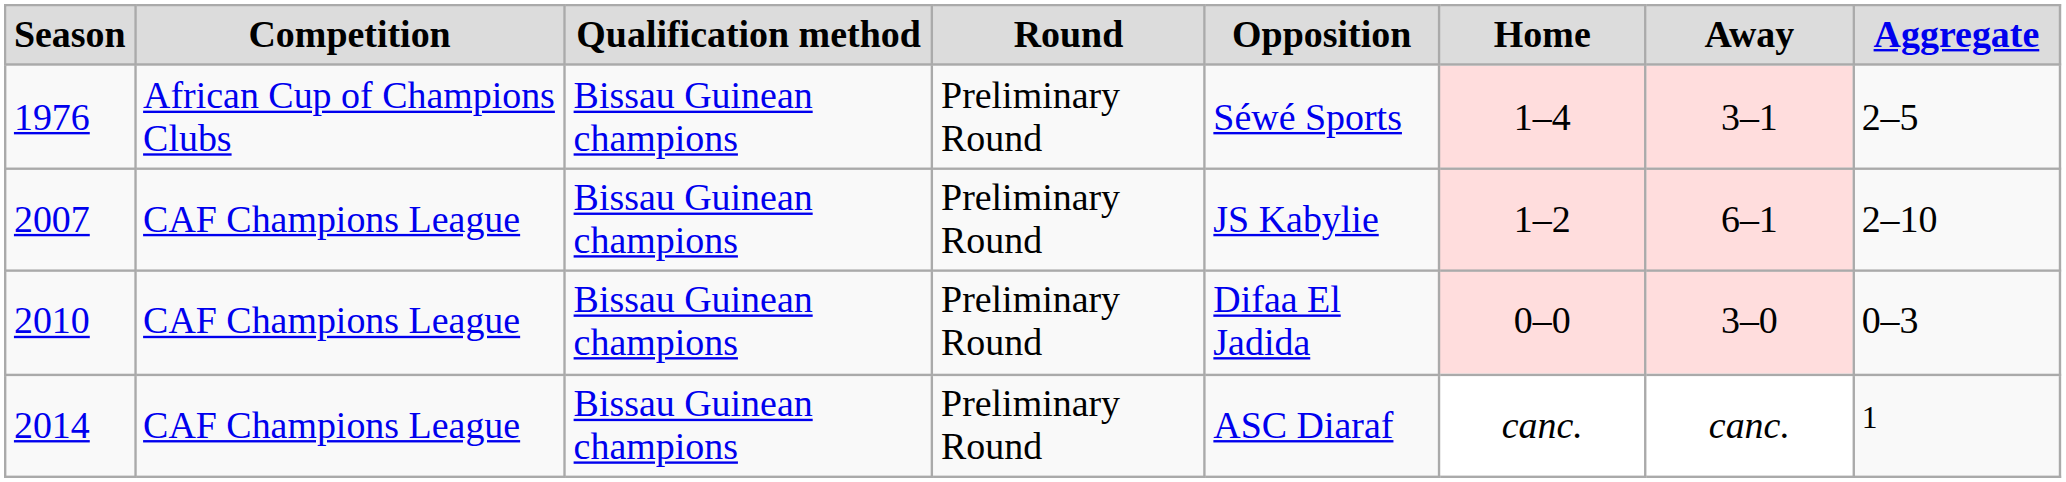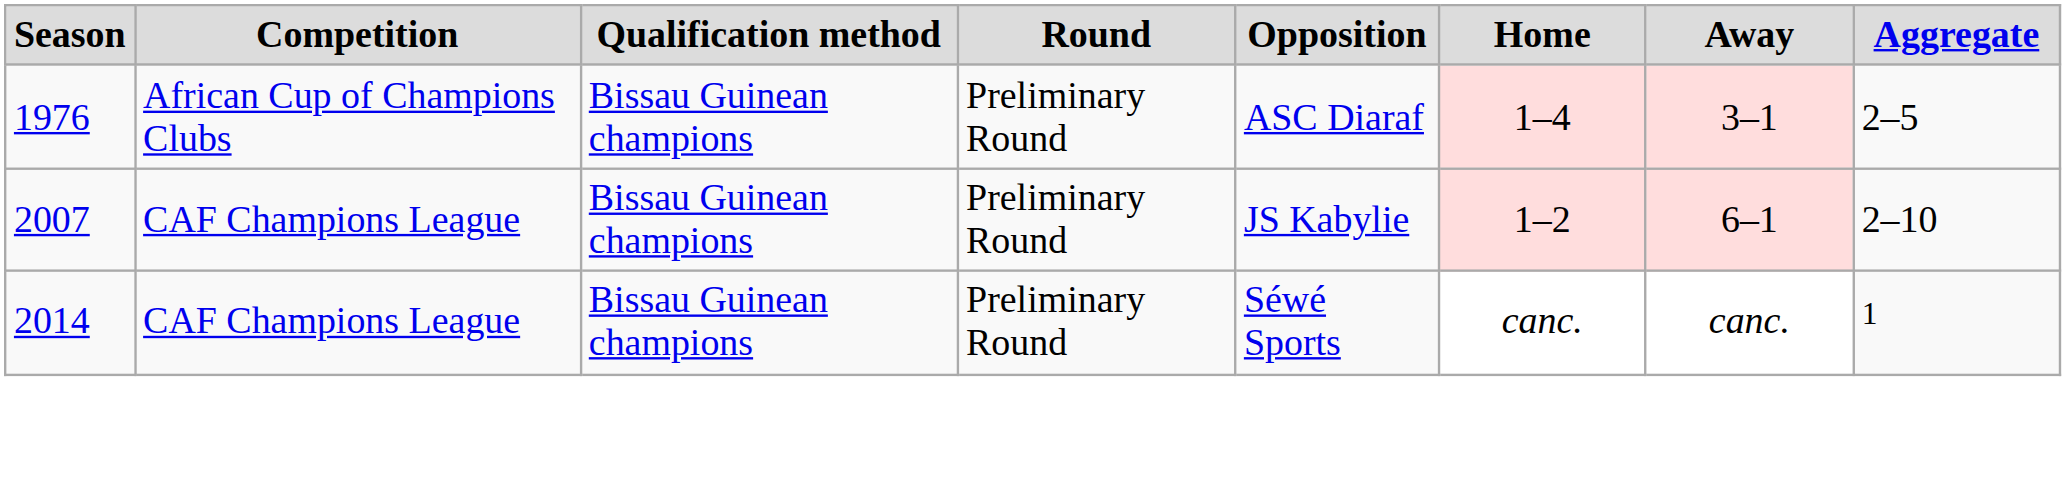(1308, 116) Séwé Sports -> (1334, 116) ASC Diaraf
- row: (52, 321)
(1303, 424) ASC Diaraf -> (1292, 321) Séwé Sports
